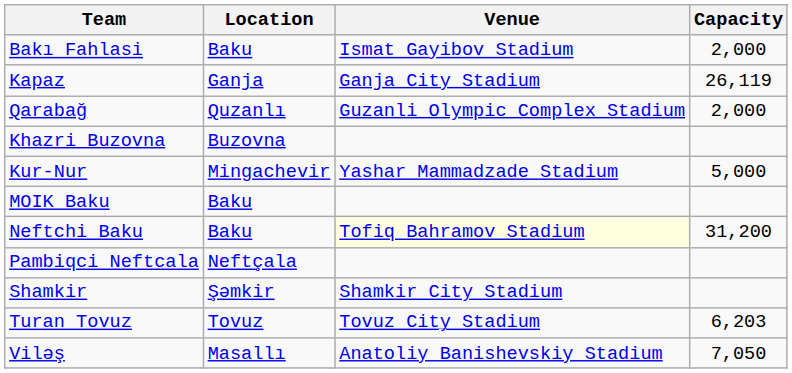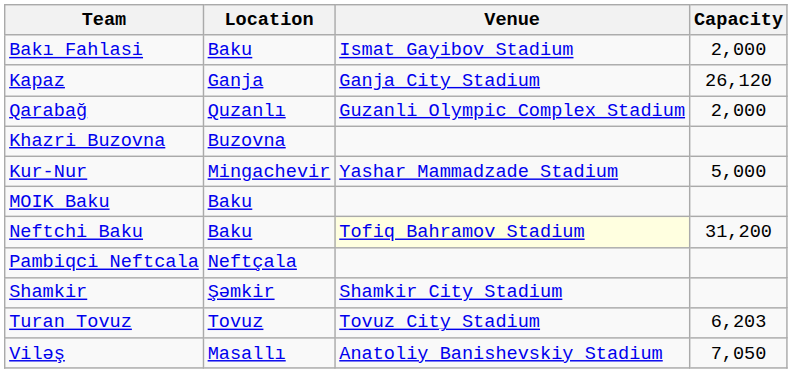(739, 80) 26,119 -> (739, 80) 26,120
